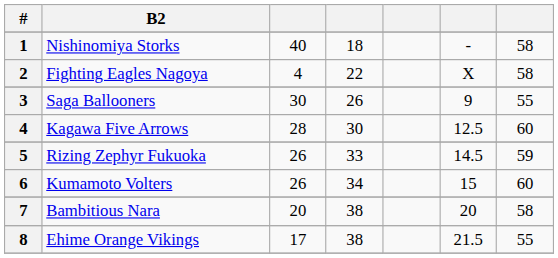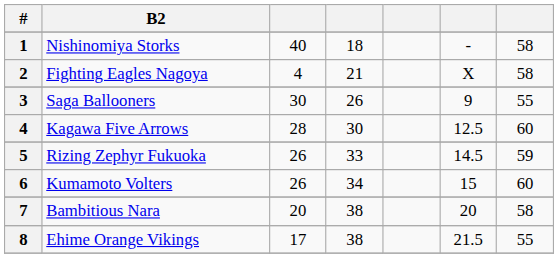(355, 73) 22 -> (355, 73) 21
